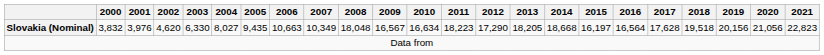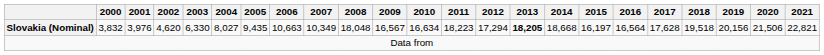(493, 27) 17,290 -> (493, 27) 17,294
(527, 27) normal -> (527, 27) bold
(768, 27) 21,056 -> (768, 27) 21,506
(802, 27) 22,823 -> (802, 27) 22,821
